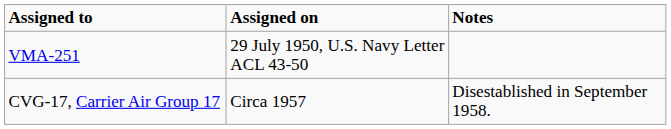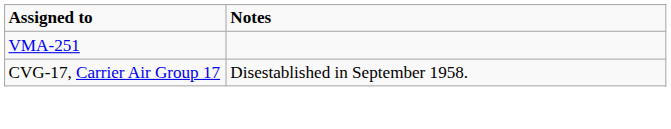- column: (274, 18)
